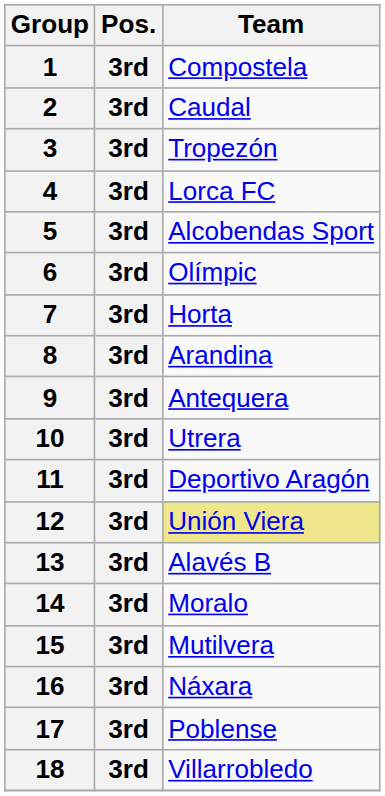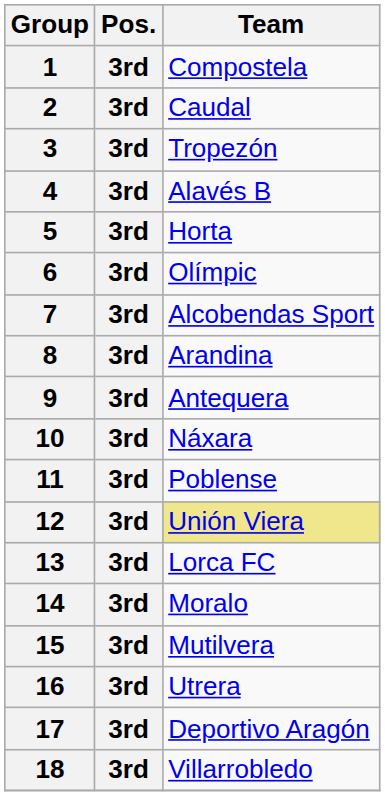(222, 190) Lorca FC -> (220, 190) Alavés B
(271, 231) Alcobendas Sport -> (200, 231) Horta
(200, 314) Horta -> (271, 314) Alcobendas Sport
(204, 438) Utrera -> (210, 438) Náxara
(269, 480) Deportivo Aragón -> (223, 480) Poblense
(220, 562) Alavés B -> (222, 562) Lorca FC
(210, 686) Náxara -> (204, 686) Utrera
(223, 728) Poblense -> (269, 728) Deportivo Aragón
